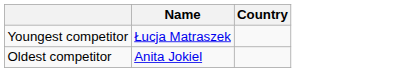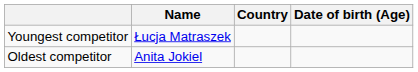+ column: (352, 15)
